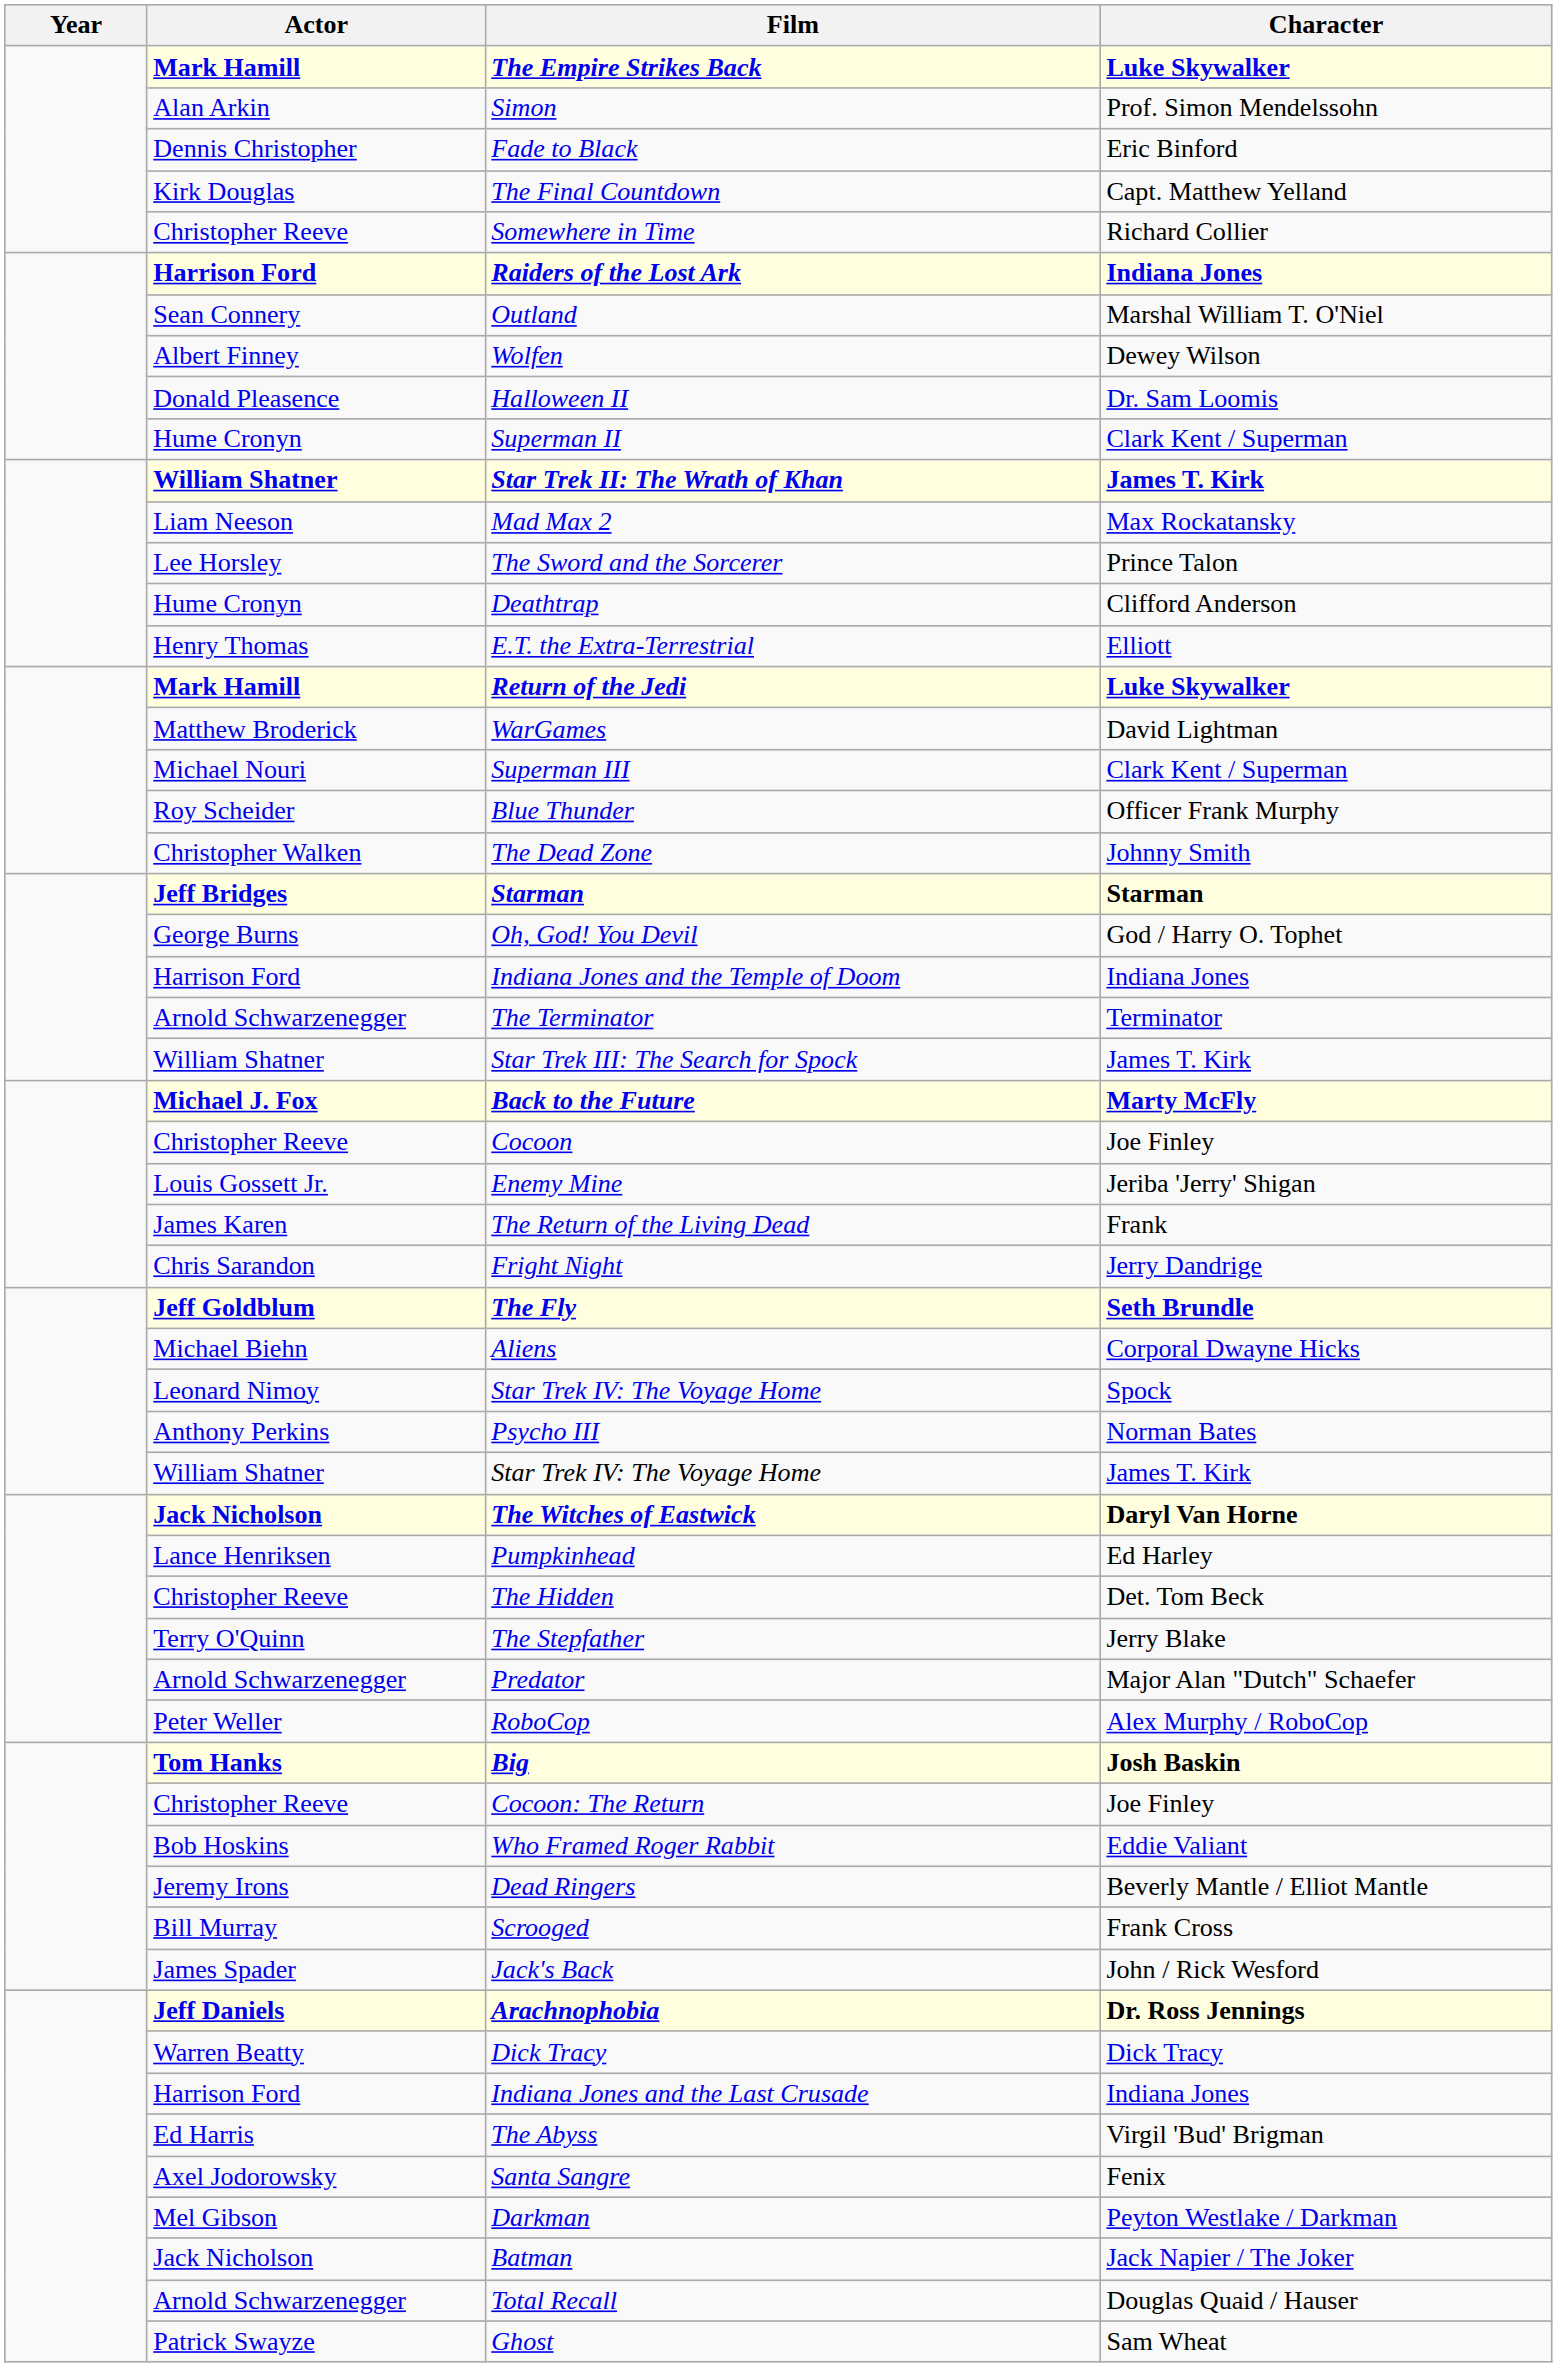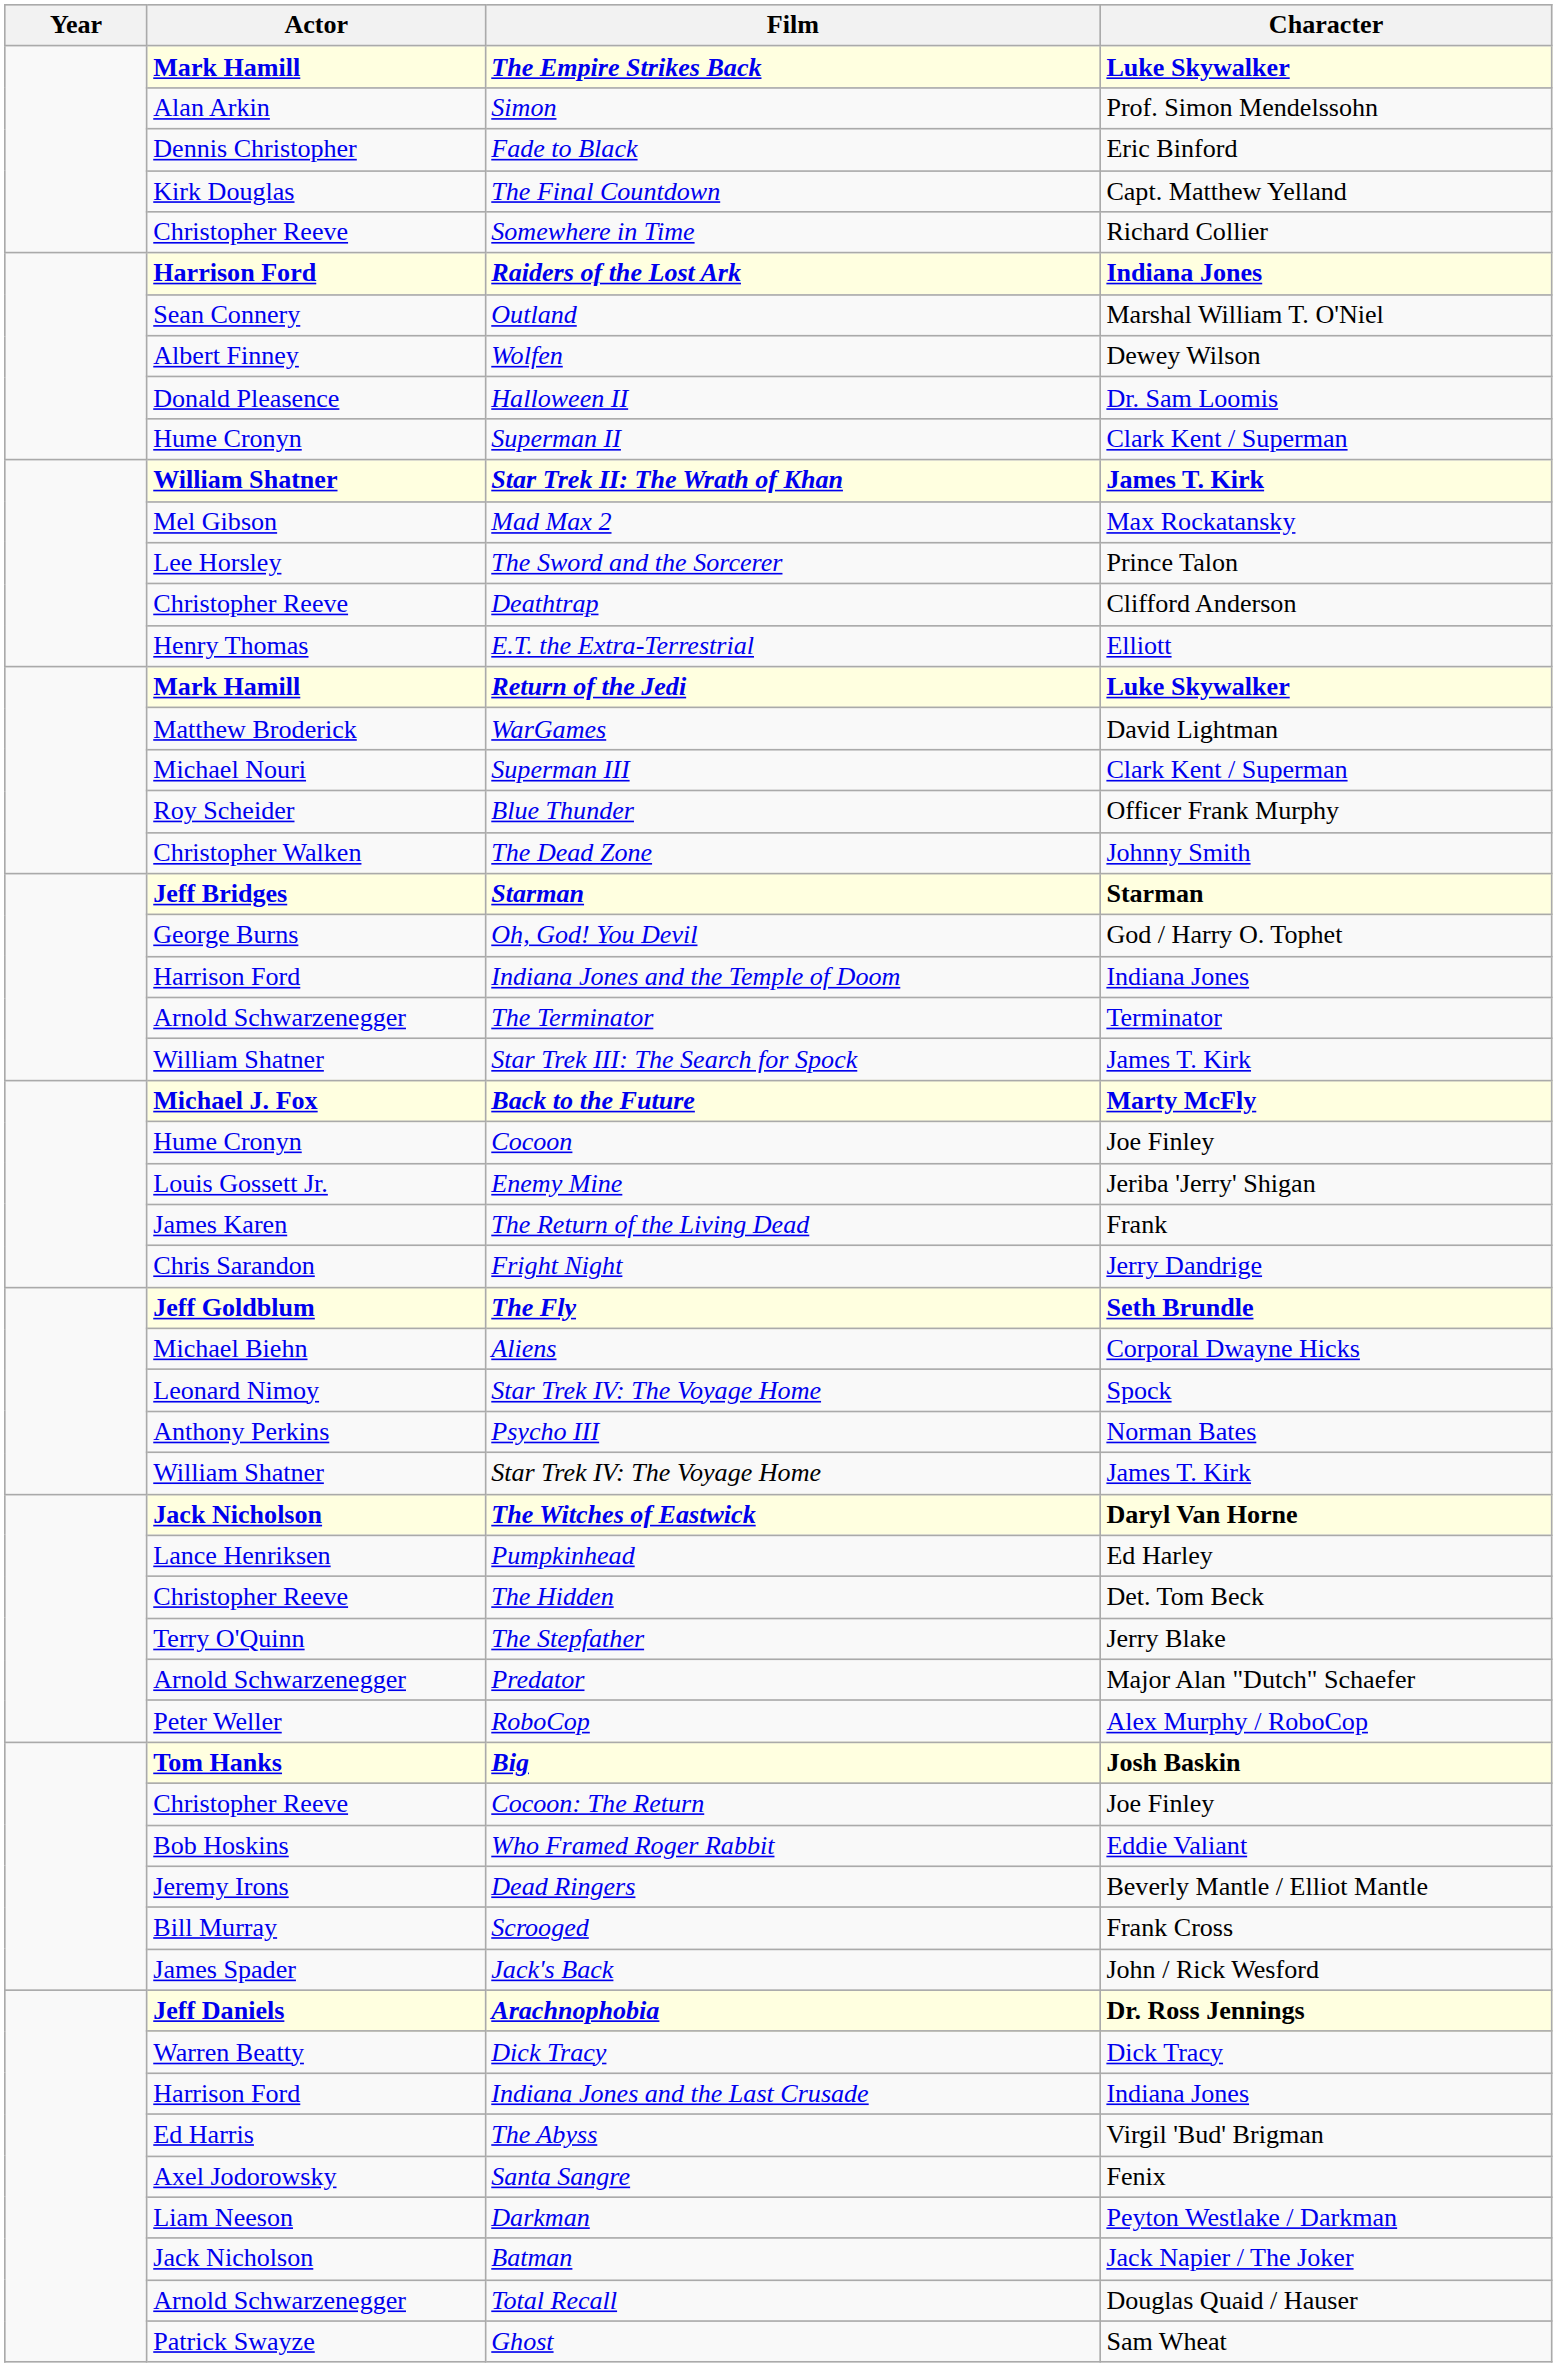(223, 521) Liam Neeson -> (215, 521) Mel Gibson
(228, 604) Hume Cronyn -> (251, 604) Christopher Reeve
(251, 1141) Christopher Reeve -> (228, 1141) Hume Cronyn
(215, 2217) Mel Gibson -> (223, 2217) Liam Neeson
